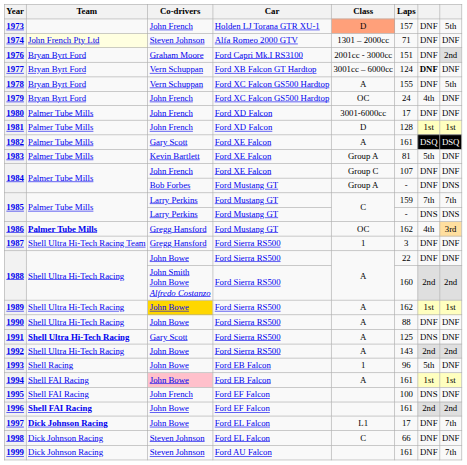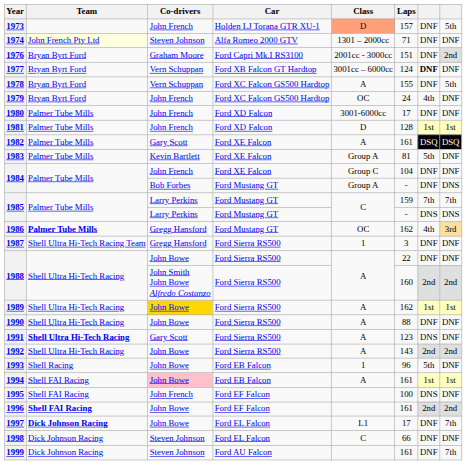(406, 171) 107 -> (406, 171) 104
(406, 337) 125 -> (406, 337) 123
